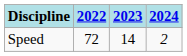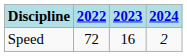(128, 39) 14 -> (128, 39) 16
